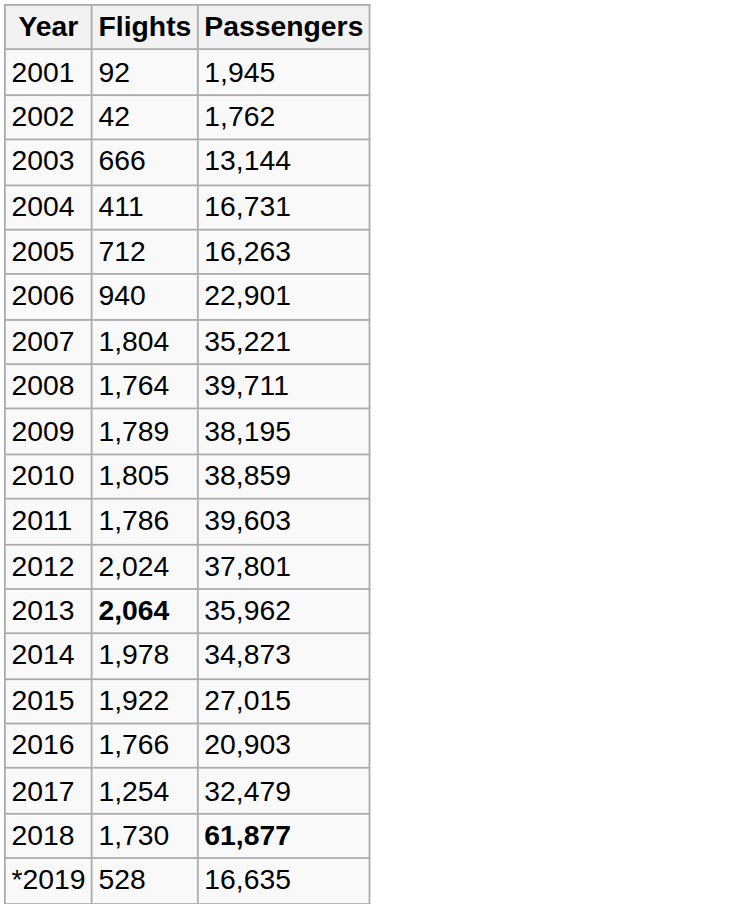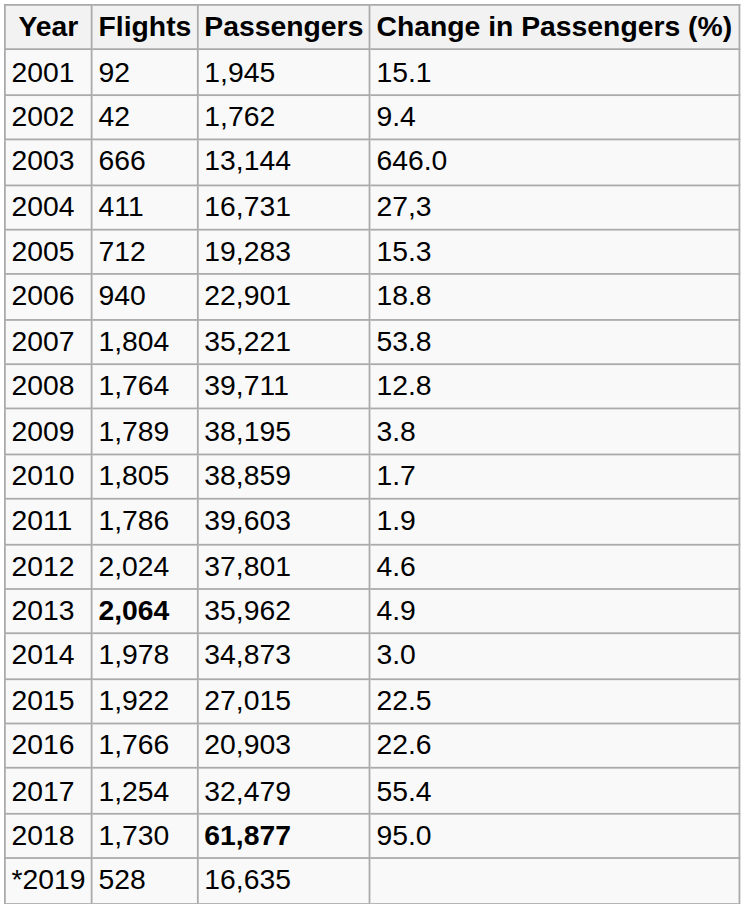+ column: (554, 26)
(248, 251) 16,263 -> (248, 251) 19,283
